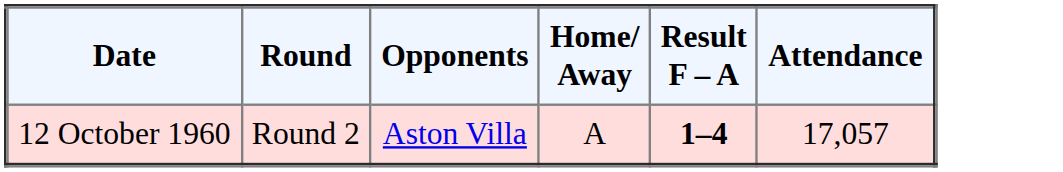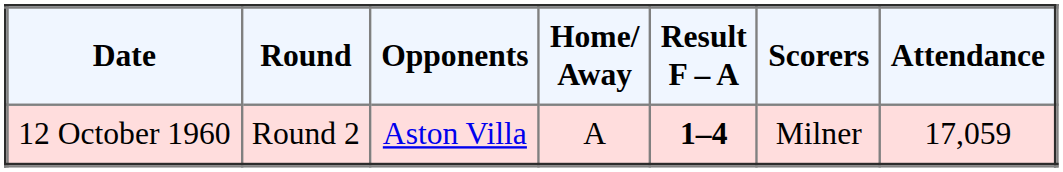+ column: (819, 55)
(845, 133) 17,057 -> (968, 133) 17,059
